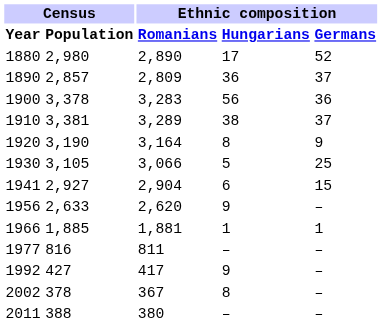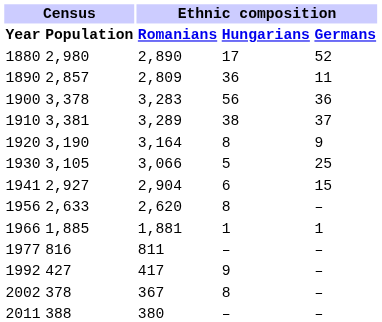(323, 78) 37 -> (323, 78) 11
(226, 207) 9 -> (226, 207) 8
